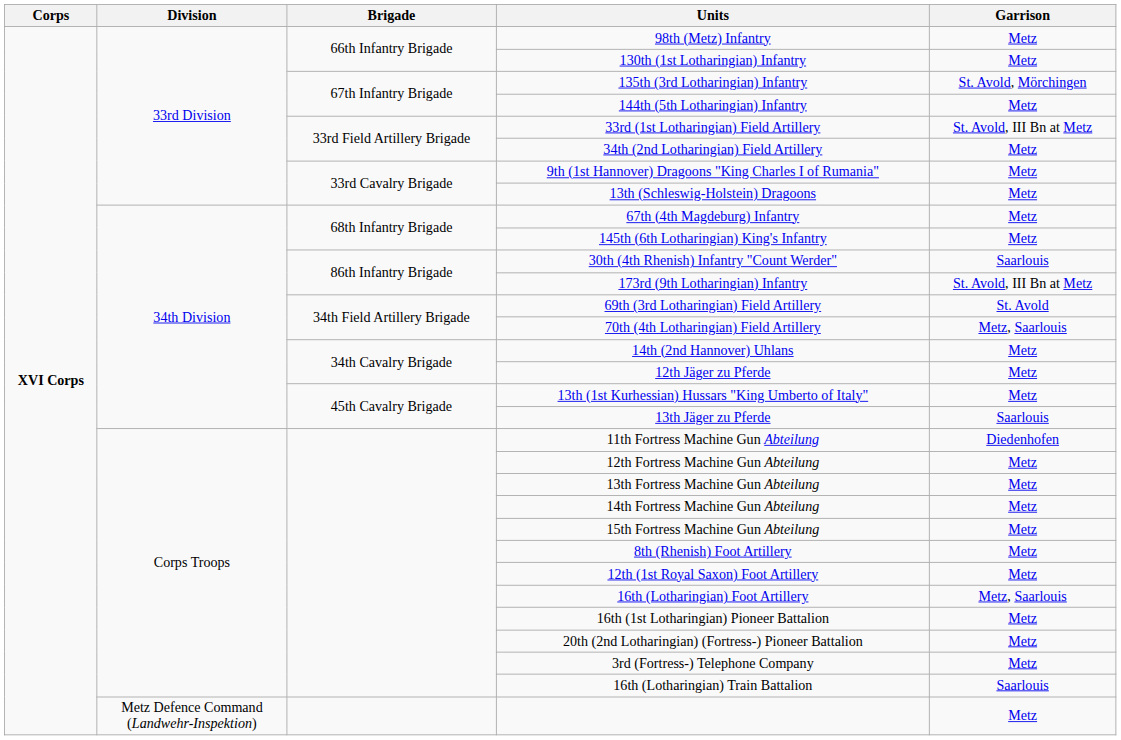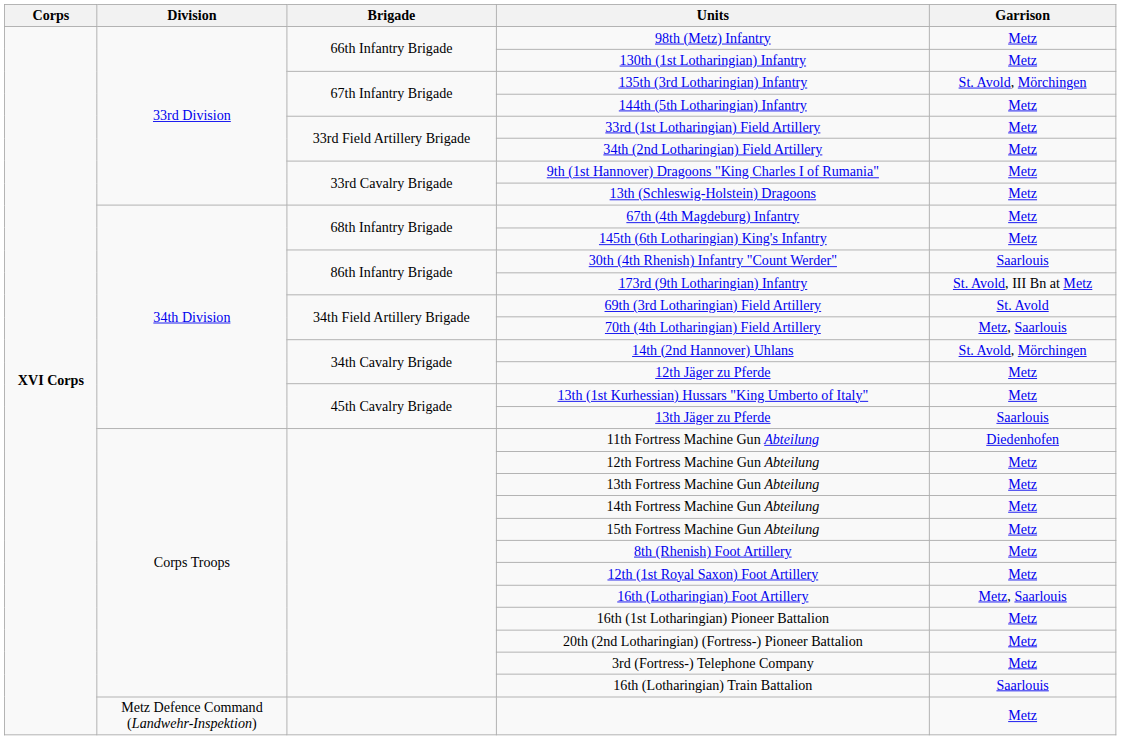(1023, 127) St. Avold, III Bn at Metz -> (1023, 127) Metz
(1023, 350) Metz -> (1023, 350) St. Avold, Mörchingen
